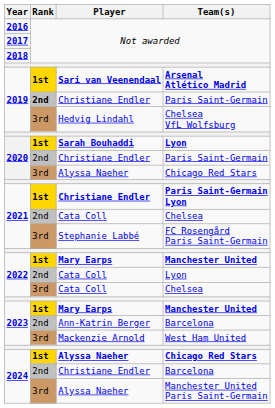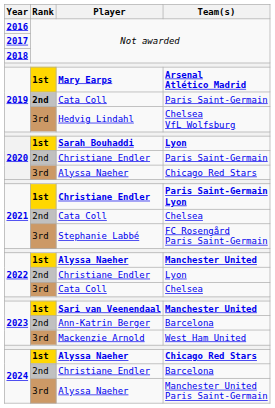(110, 80) Sari van Veenendaal -> (85, 80) Mary Earps
(104, 99) Christiane Endler -> (83, 99) Cata Coll
(85, 260) Mary Earps -> (93, 260) Alyssa Naeher
(83, 275) Cata Coll -> (104, 275) Christiane Endler
(85, 308) Mary Earps -> (110, 308) Sari van Veenendaal
